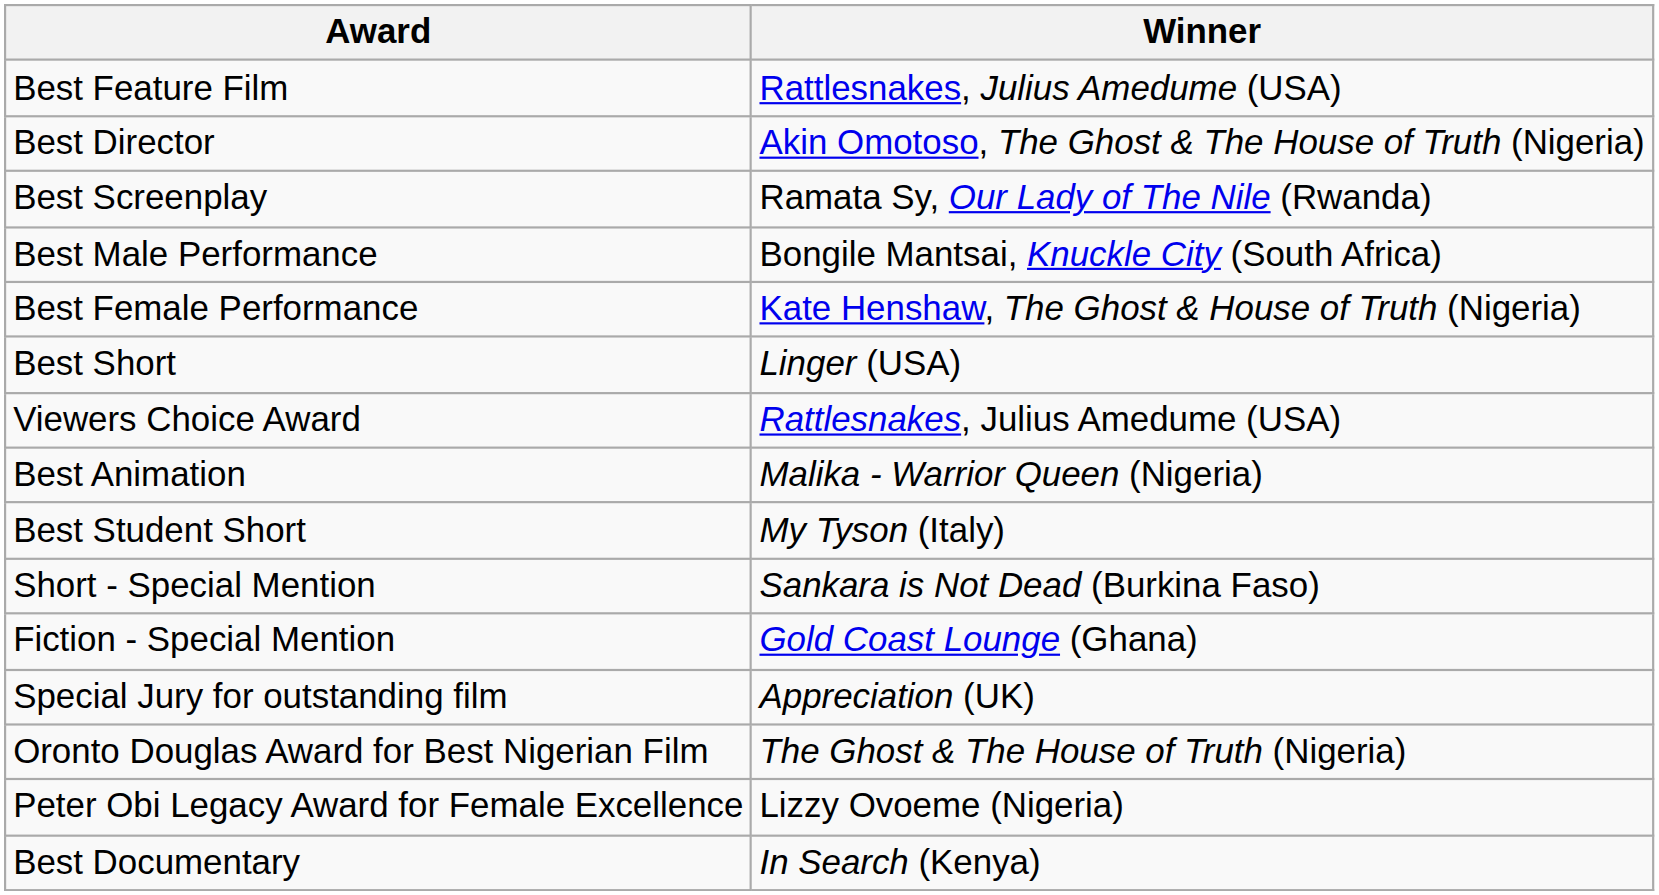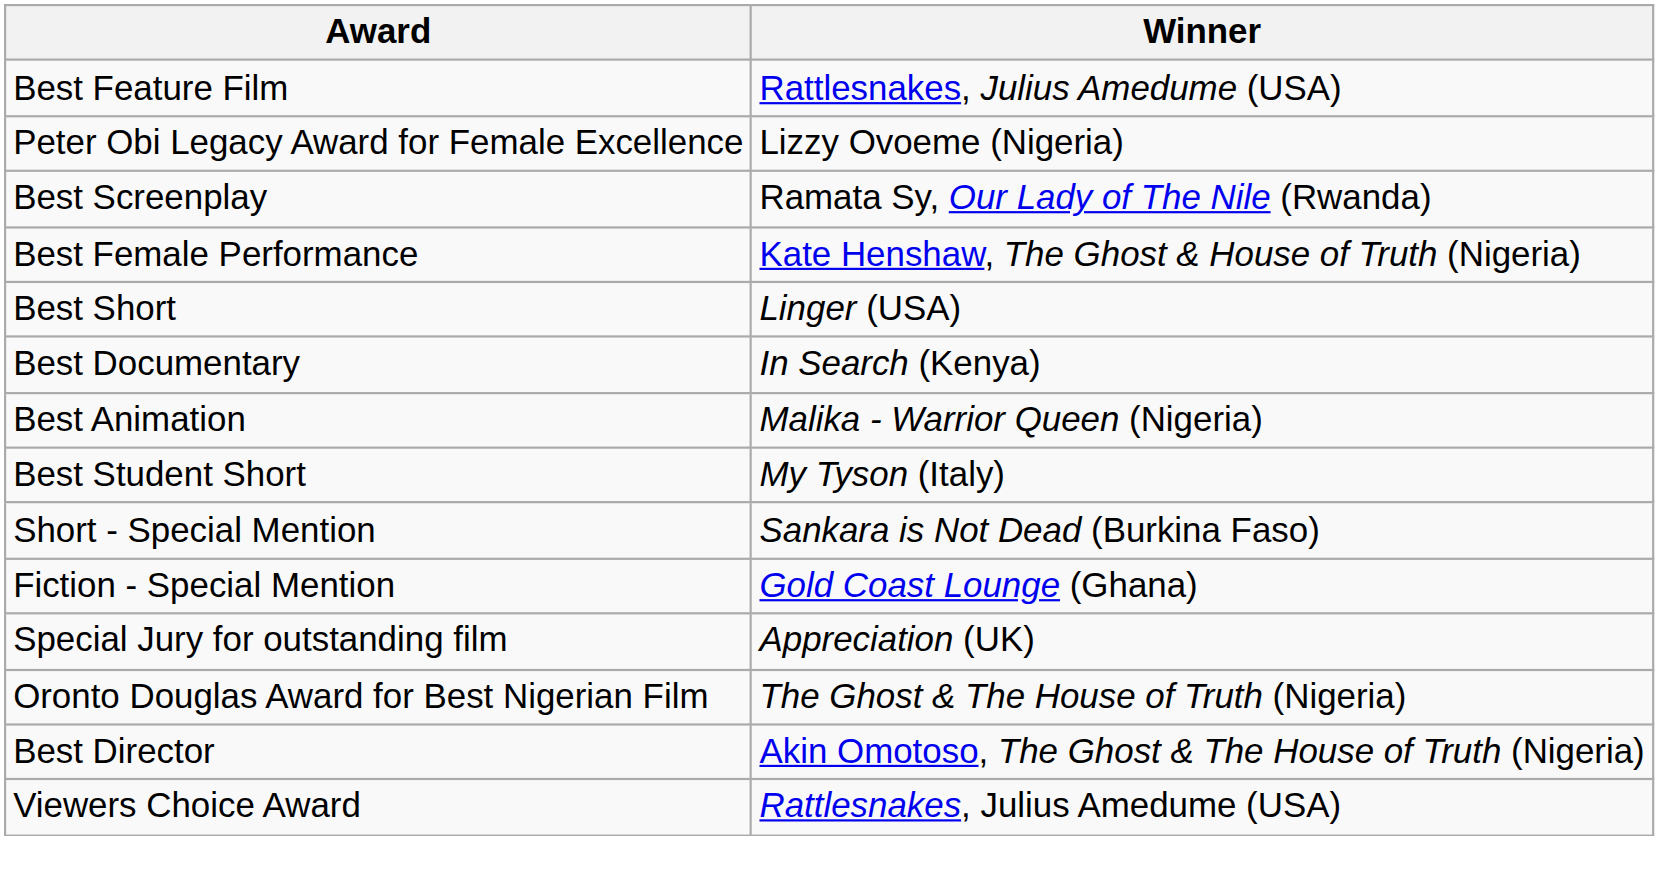rows swapped: (114, 142) <-> (378, 806)
- row: (195, 253)
rows swapped: (157, 861) <-> (187, 419)
